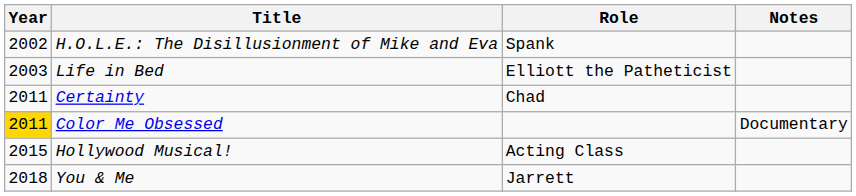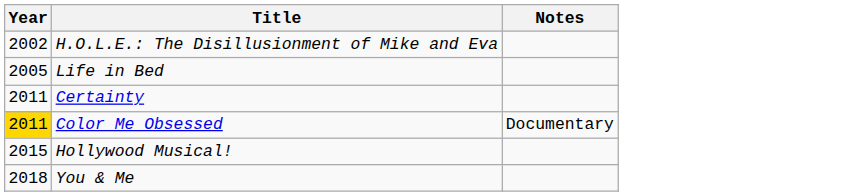- column: (619, 18)
(28, 71) 2003 -> (28, 71) 2005
